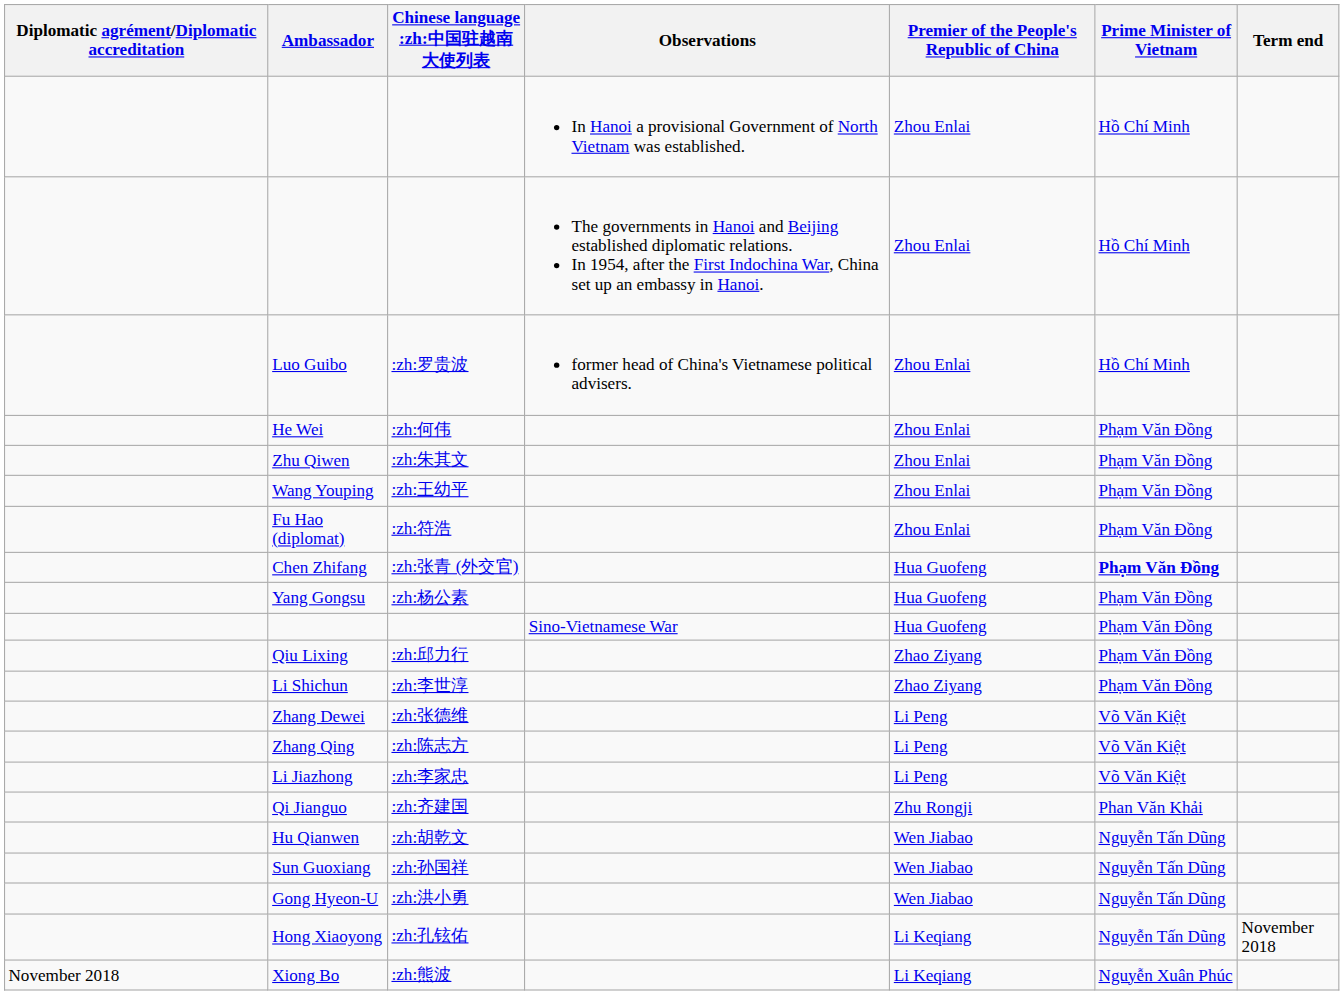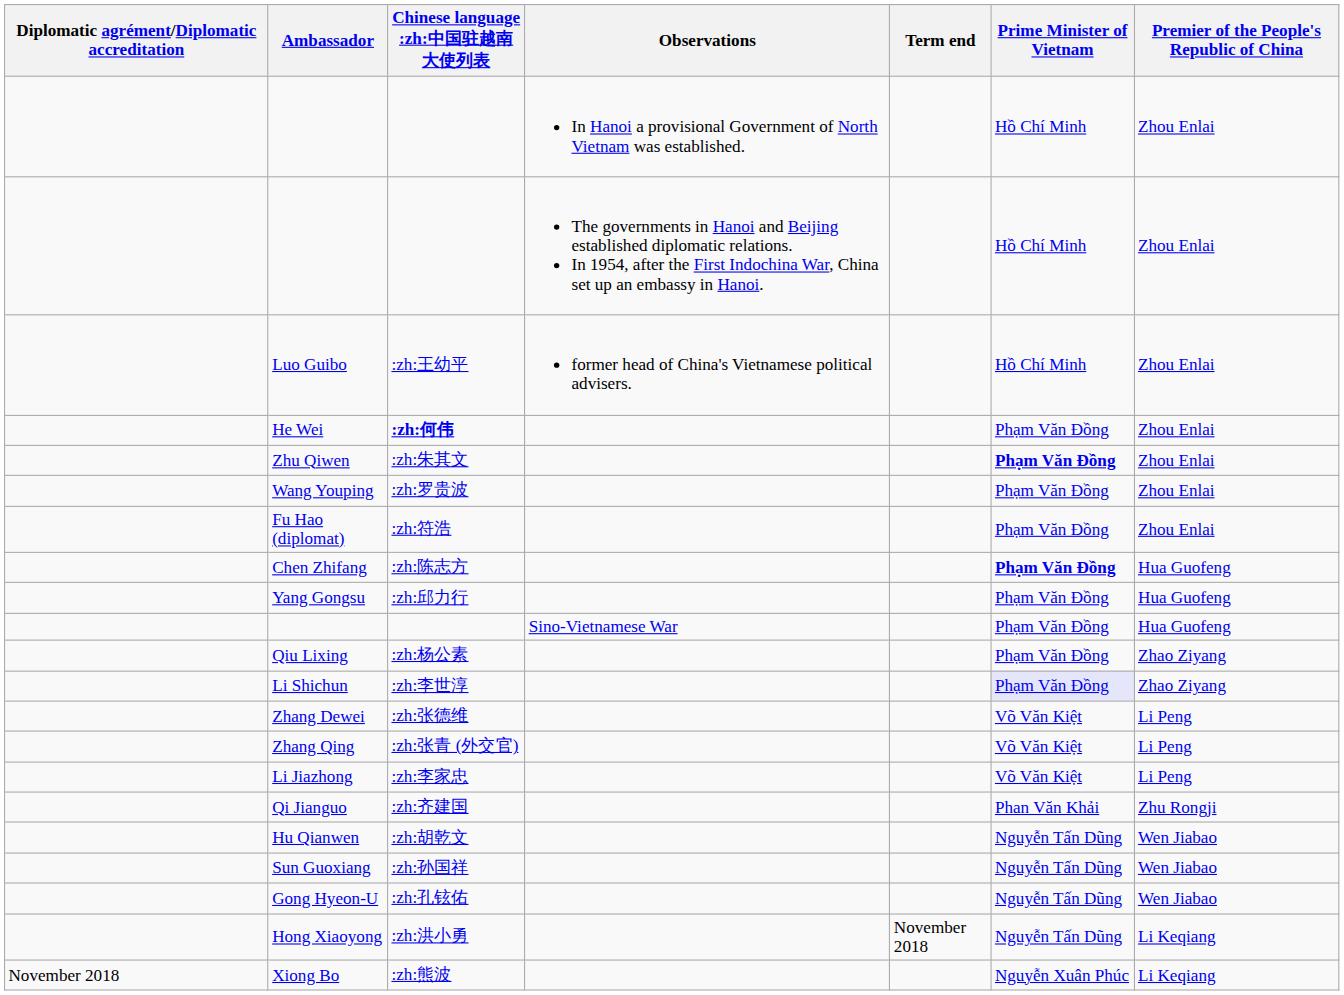columns swapped: (992, 40) <-> (1288, 40)
(430, 364) :zh:罗贵波 -> (430, 364) :zh:王幼平
(421, 429) normal -> (423, 429) bold
(1155, 460) normal -> (1055, 460) bold
(430, 490) :zh:王幼平 -> (430, 490) :zh:罗贵波
(455, 566) :zh:张青 (外交官) -> (430, 566) :zh:陈志方
(430, 597) :zh:杨公素 -> (430, 597) :zh:邱力行
(430, 654) :zh:邱力行 -> (430, 654) :zh:杨公素
(1155, 685) no background -> (1052, 685) lavender background
(430, 745) :zh:陈志方 -> (455, 745) :zh:张青 (外交官)
(430, 897) :zh:洪小勇 -> (430, 897) :zh:孔铉佑
(430, 936) :zh:孔铉佑 -> (430, 936) :zh:洪小勇
